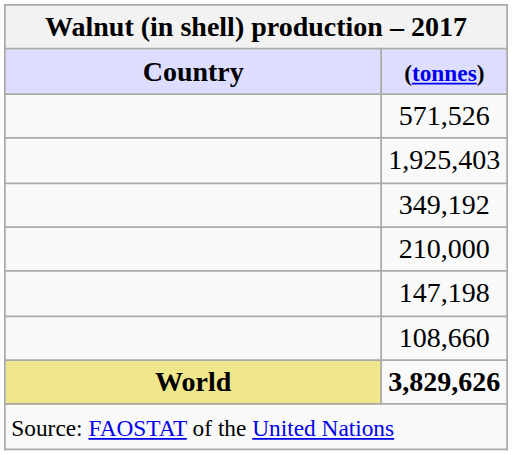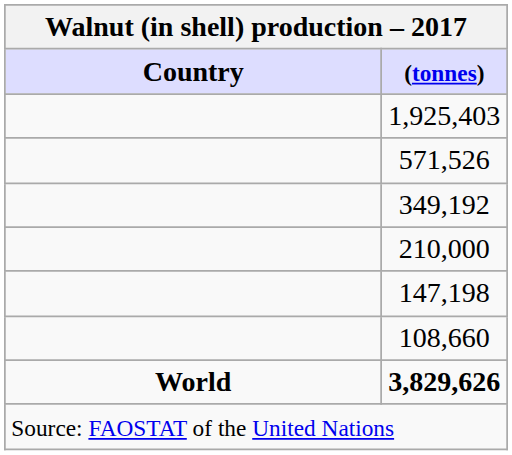rows swapped: (444, 159) <-> (444, 115)
(193, 381) khaki background -> (193, 381) no background
